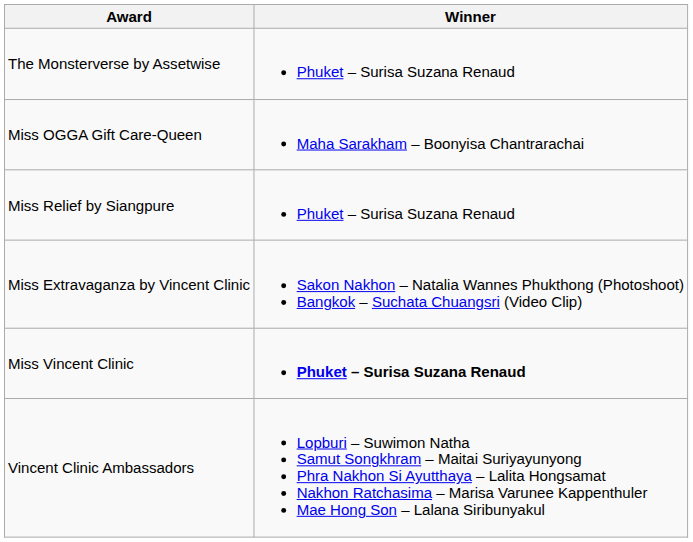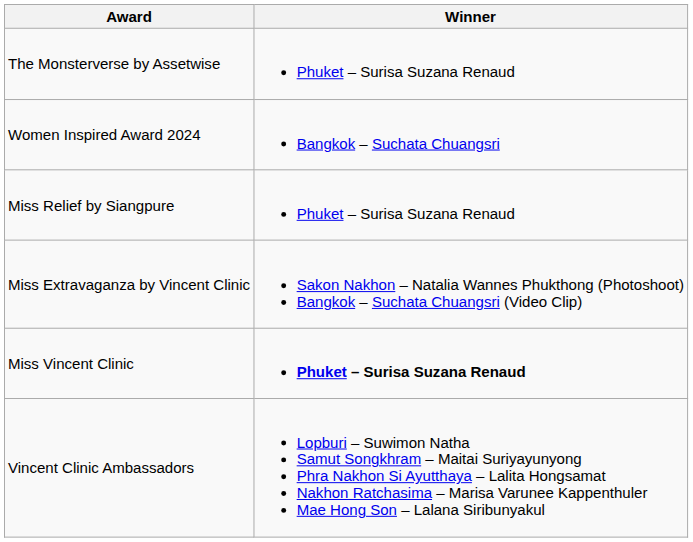- row: (105, 135)
+ row: (104, 135)
